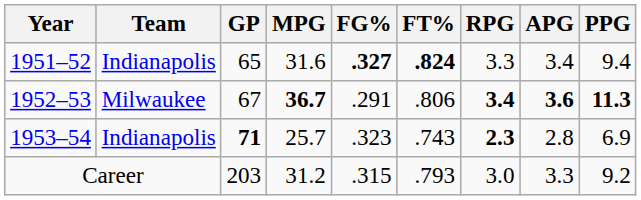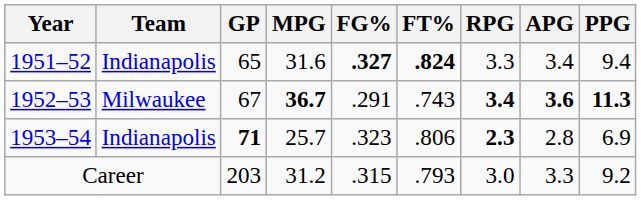(435, 99) .806 -> (435, 99) .743
(435, 138) .743 -> (435, 138) .806
